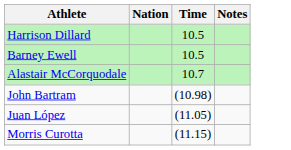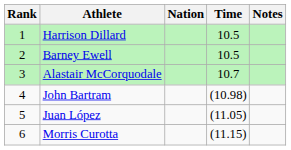+ column: (22, 14)
